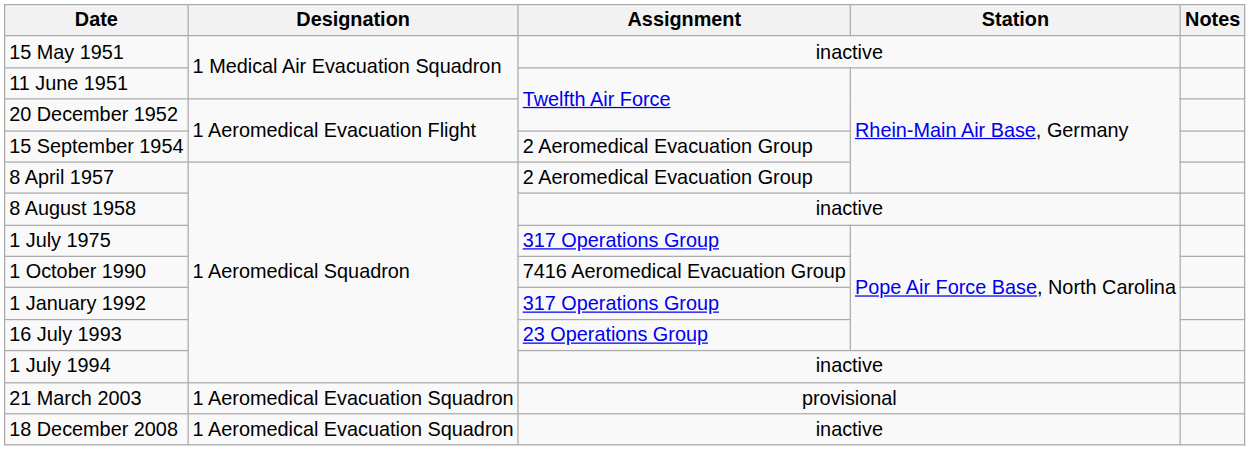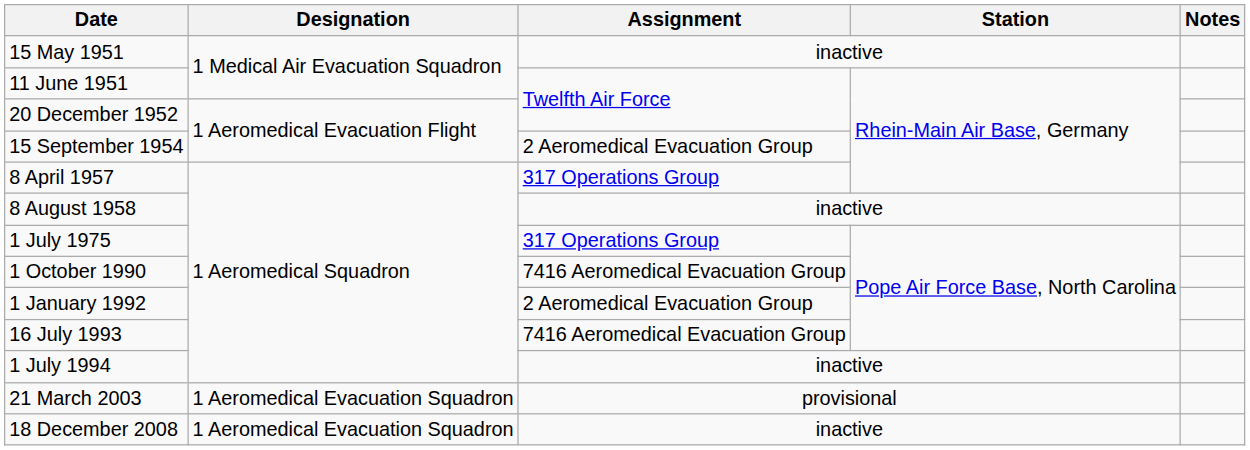(668, 177) 2 Aeromedical Evacuation Group -> (621, 177) 317 Operations Group
(621, 303) 317 Operations Group -> (668, 303) 2 Aeromedical Evacuation Group
(615, 334) 23 Operations Group -> (684, 334) 7416 Aeromedical Evacuation Group
